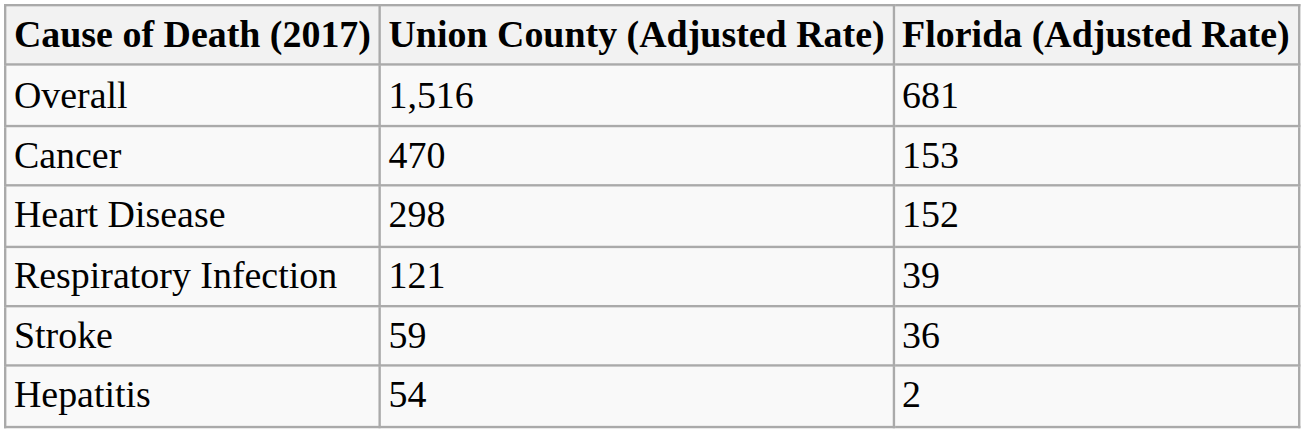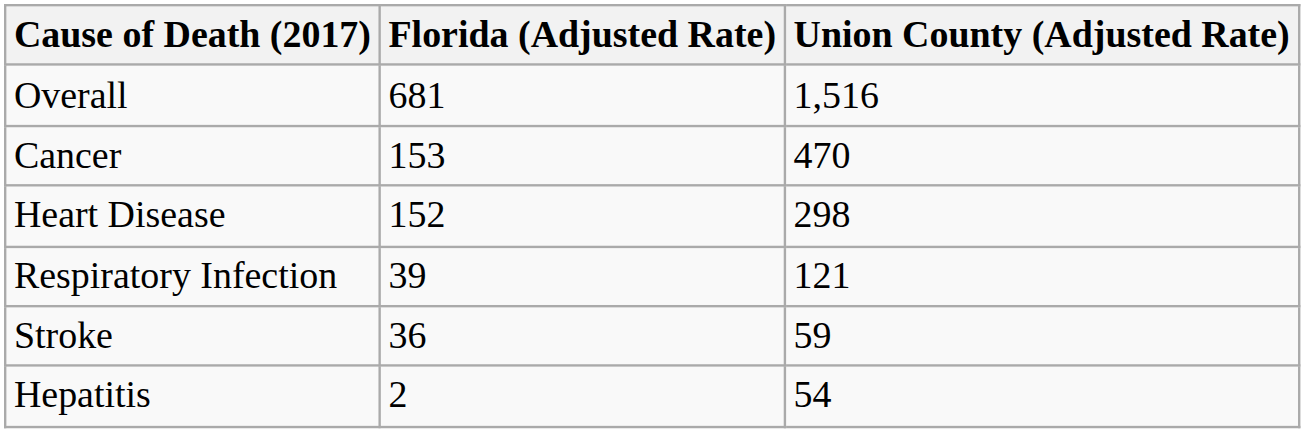columns swapped: (637, 34) <-> (1096, 34)
